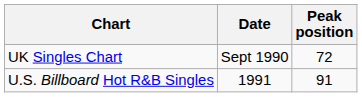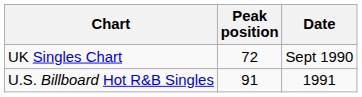columns swapped: (255, 24) <-> (324, 24)
